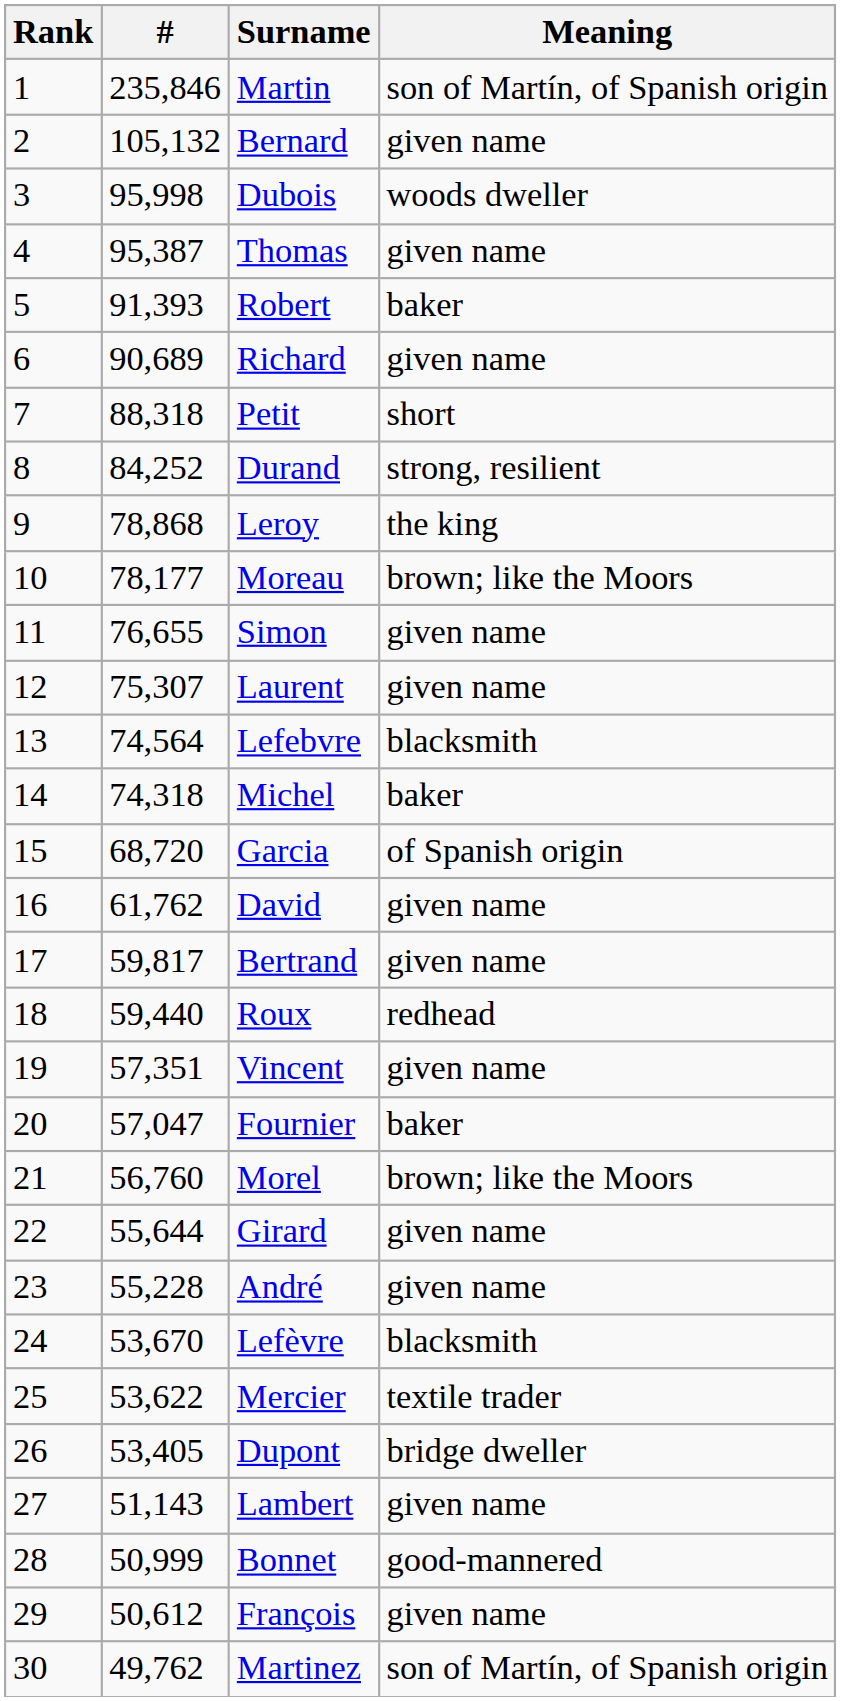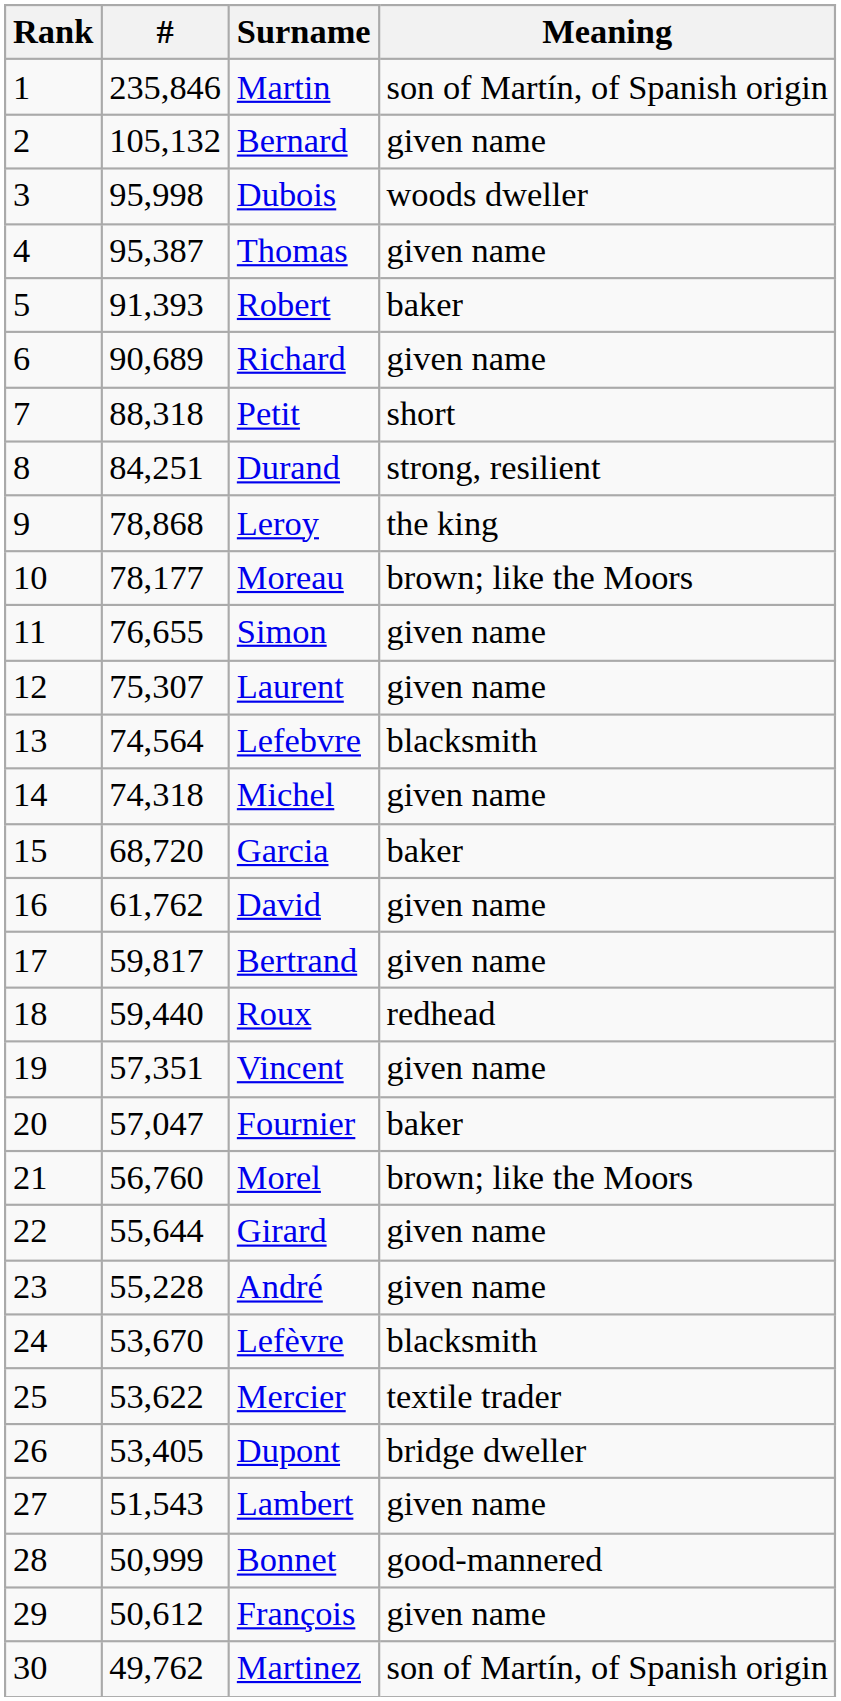(156, 468) 84,252 -> (156, 468) 84,251
(425, 795) baker -> (466, 795) given name
(505, 850) of Spanish origin -> (425, 850) baker
(156, 1504) 51,143 -> (156, 1504) 51,543
